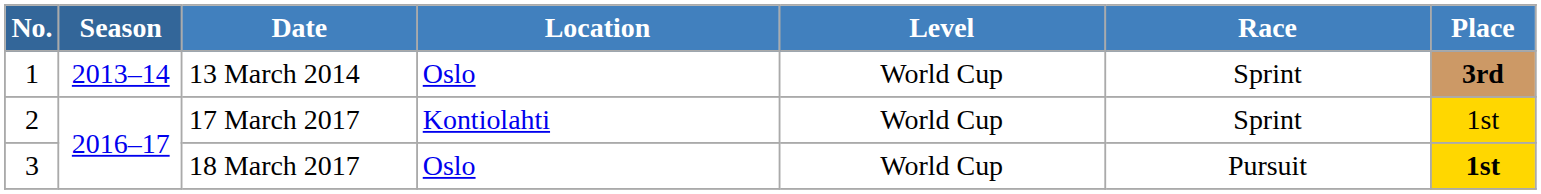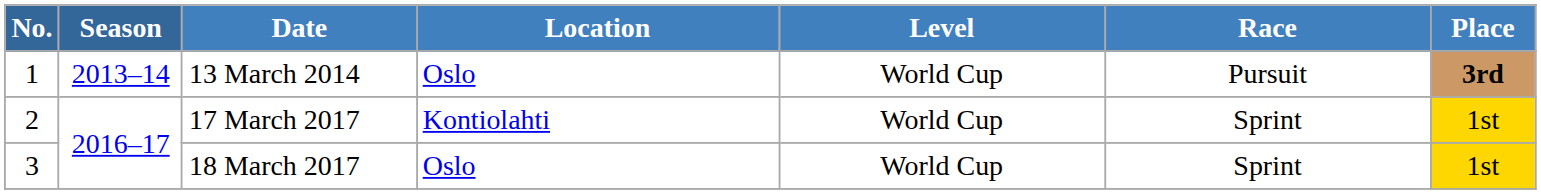(1268, 73) Sprint -> (1268, 73) Pursuit
(1268, 166) Pursuit -> (1268, 166) Sprint
(1483, 166) bold -> (1483, 166) normal
